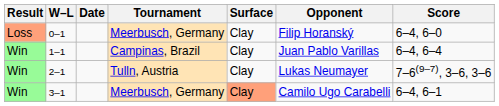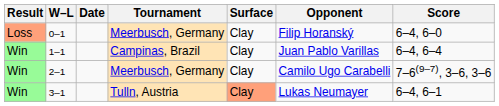(144, 71) Tulln, Austria -> (167, 71) Meerbusch, Germany
(323, 71) Lukas Neumayer -> (334, 71) Camilo Ugo Carabelli
(167, 92) Meerbusch, Germany -> (144, 92) Tulln, Austria
(334, 92) Camilo Ugo Carabelli -> (323, 92) Lukas Neumayer
